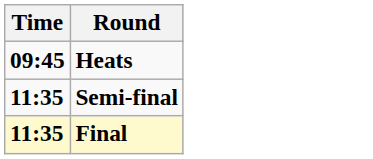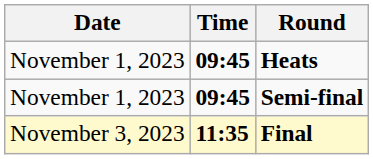+ column: (97, 23)
(37, 97) 11:35 -> (223, 97) 09:45
